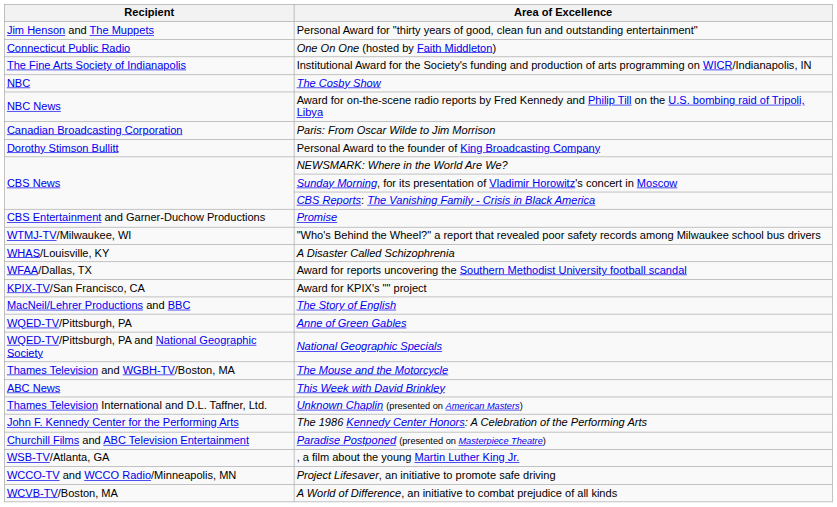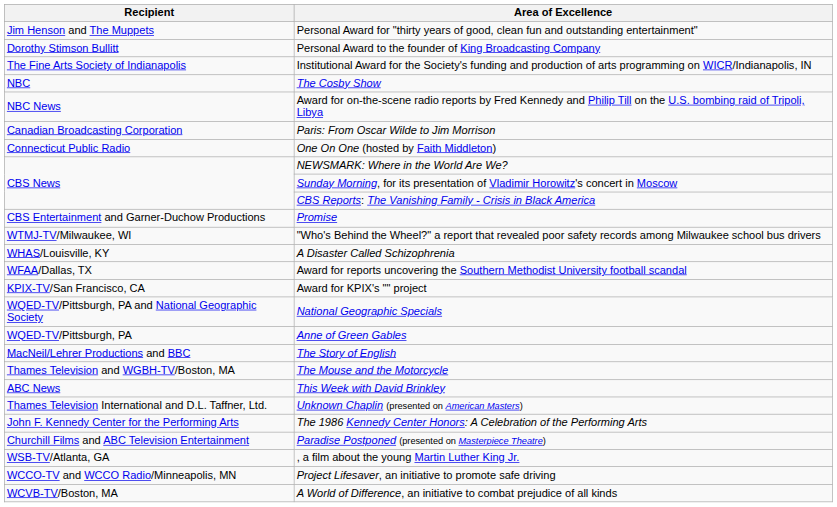rows swapped: (448, 148) <-> (396, 48)
rows swapped: (346, 305) <-> (369, 347)
